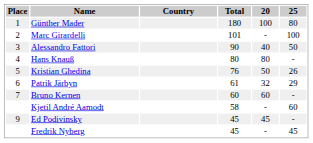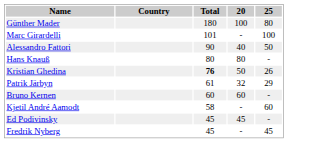- column: (18, 11)
(235, 71) normal -> (210, 71) bold
